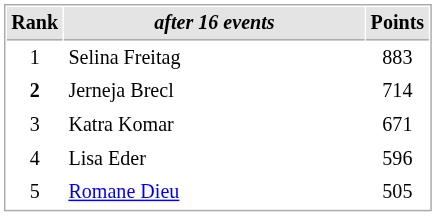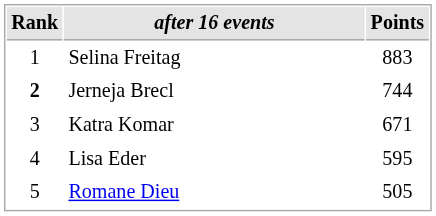(397, 91) 714 -> (397, 91) 744
(397, 158) 596 -> (397, 158) 595
